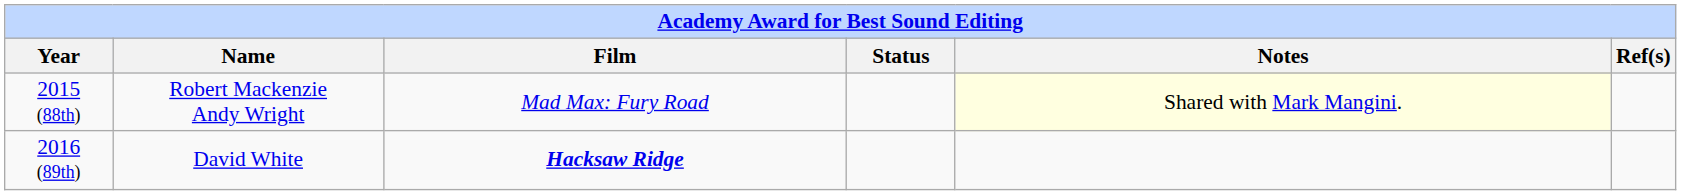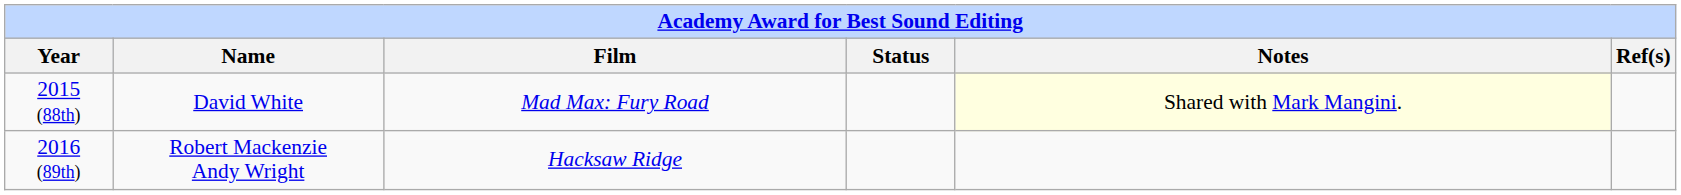(248, 101) Robert Mackenzie Andy Wright -> (248, 101) David White
(248, 159) David White -> (248, 159) Robert Mackenzie Andy Wright
(615, 159) bold -> (615, 159) normal
